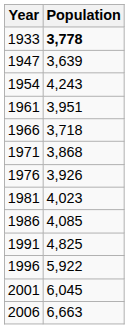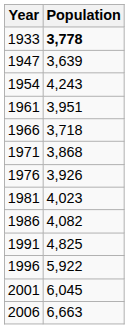(64, 221) 4,085 -> (64, 221) 4,082
